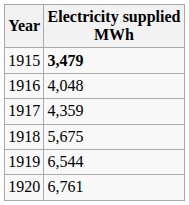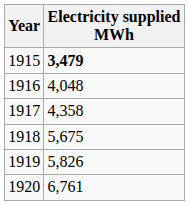(66, 111) 4,359 -> (66, 111) 4,358
(66, 162) 6,544 -> (66, 162) 5,826
